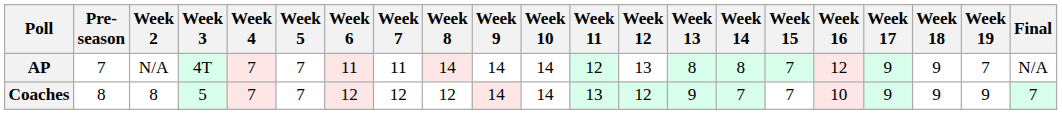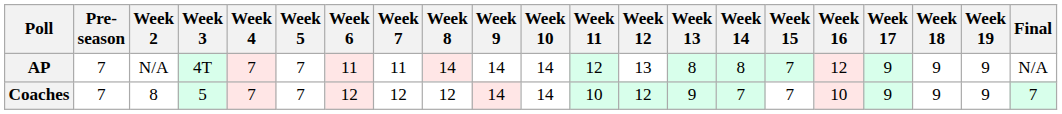(986, 67) 7 -> (986, 67) 9
(101, 95) 8 -> (101, 95) 7
(594, 95) 13 -> (594, 95) 10
